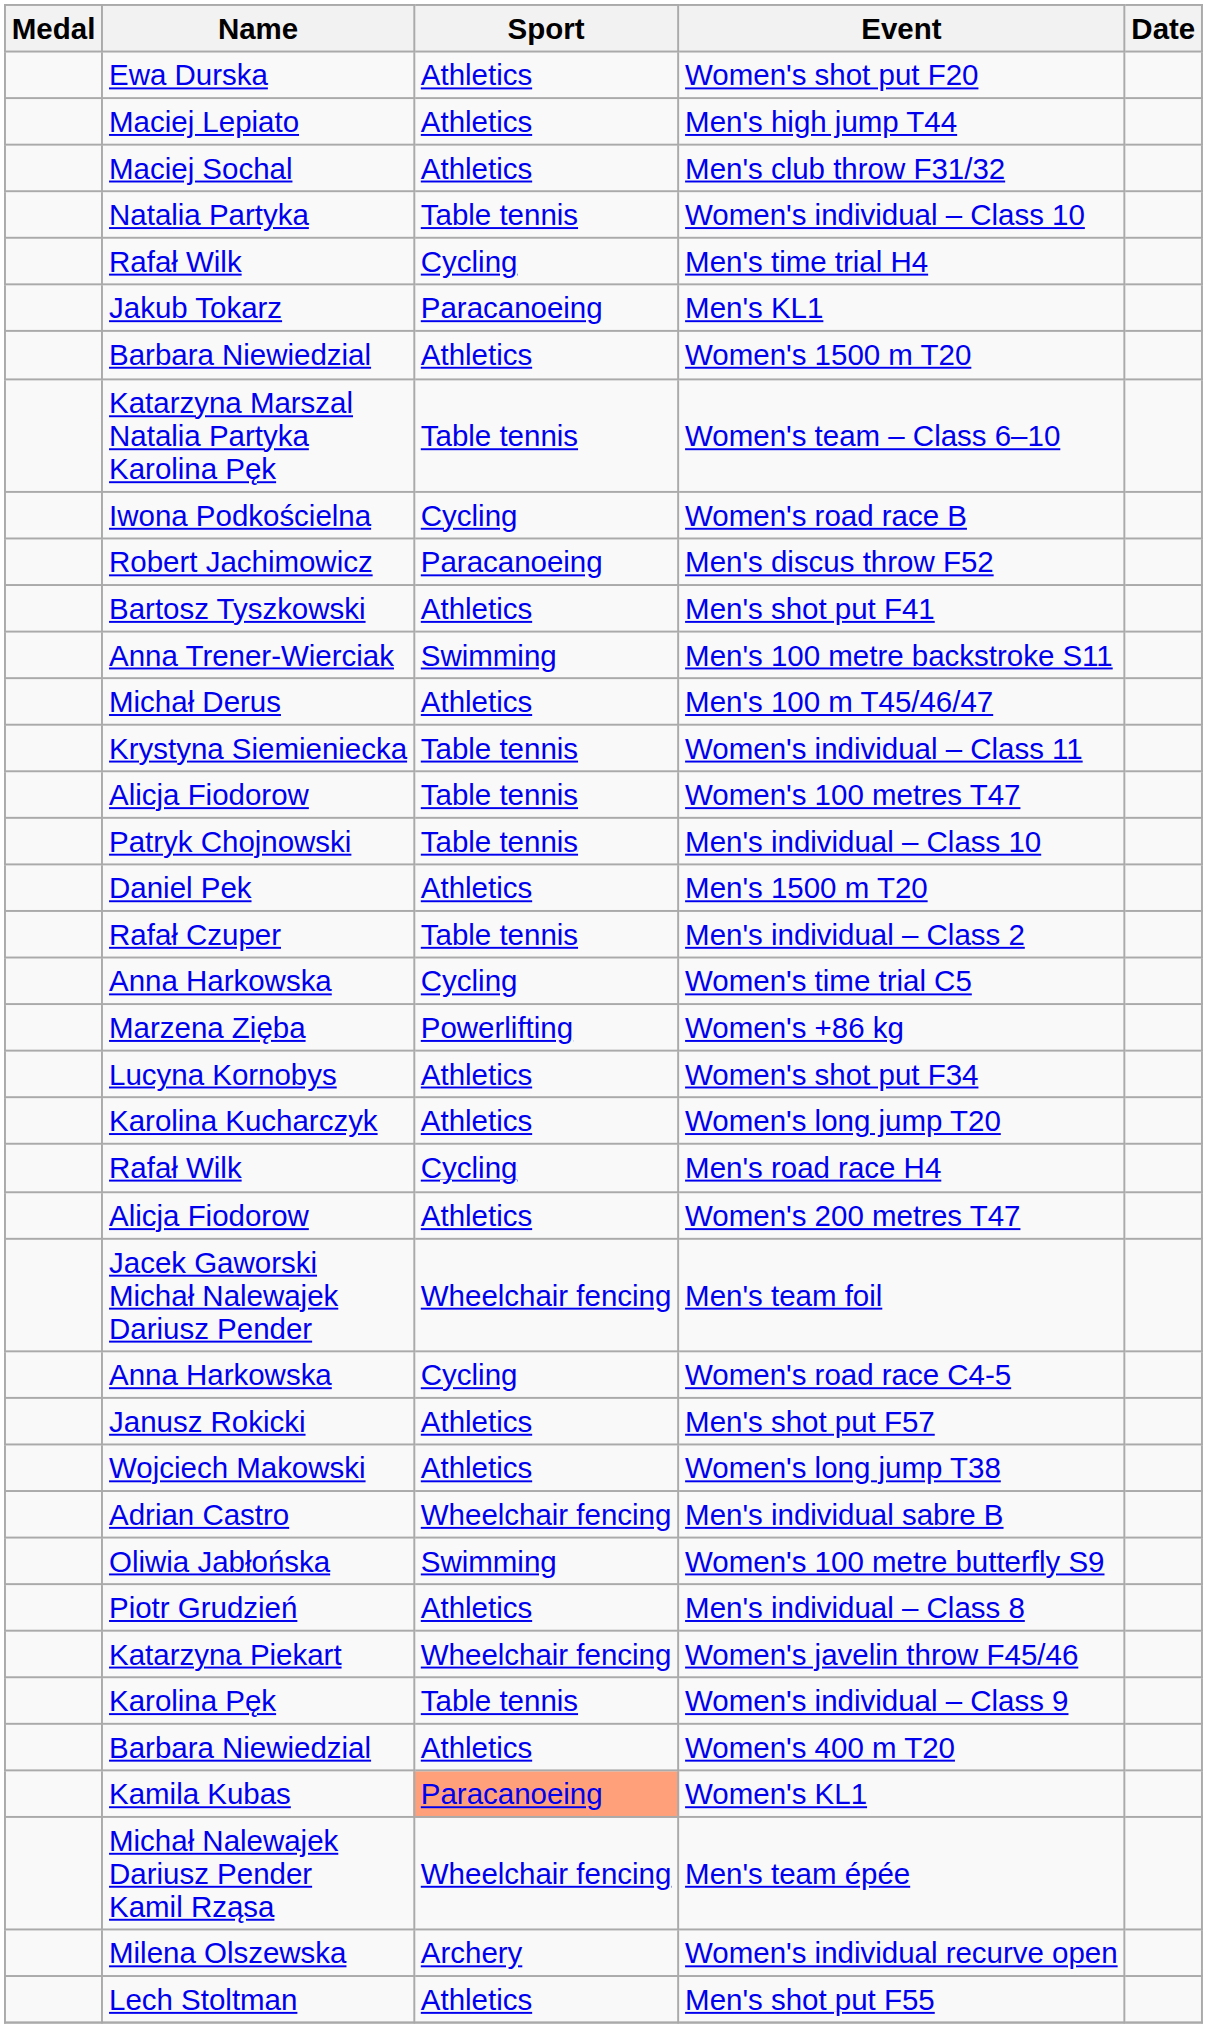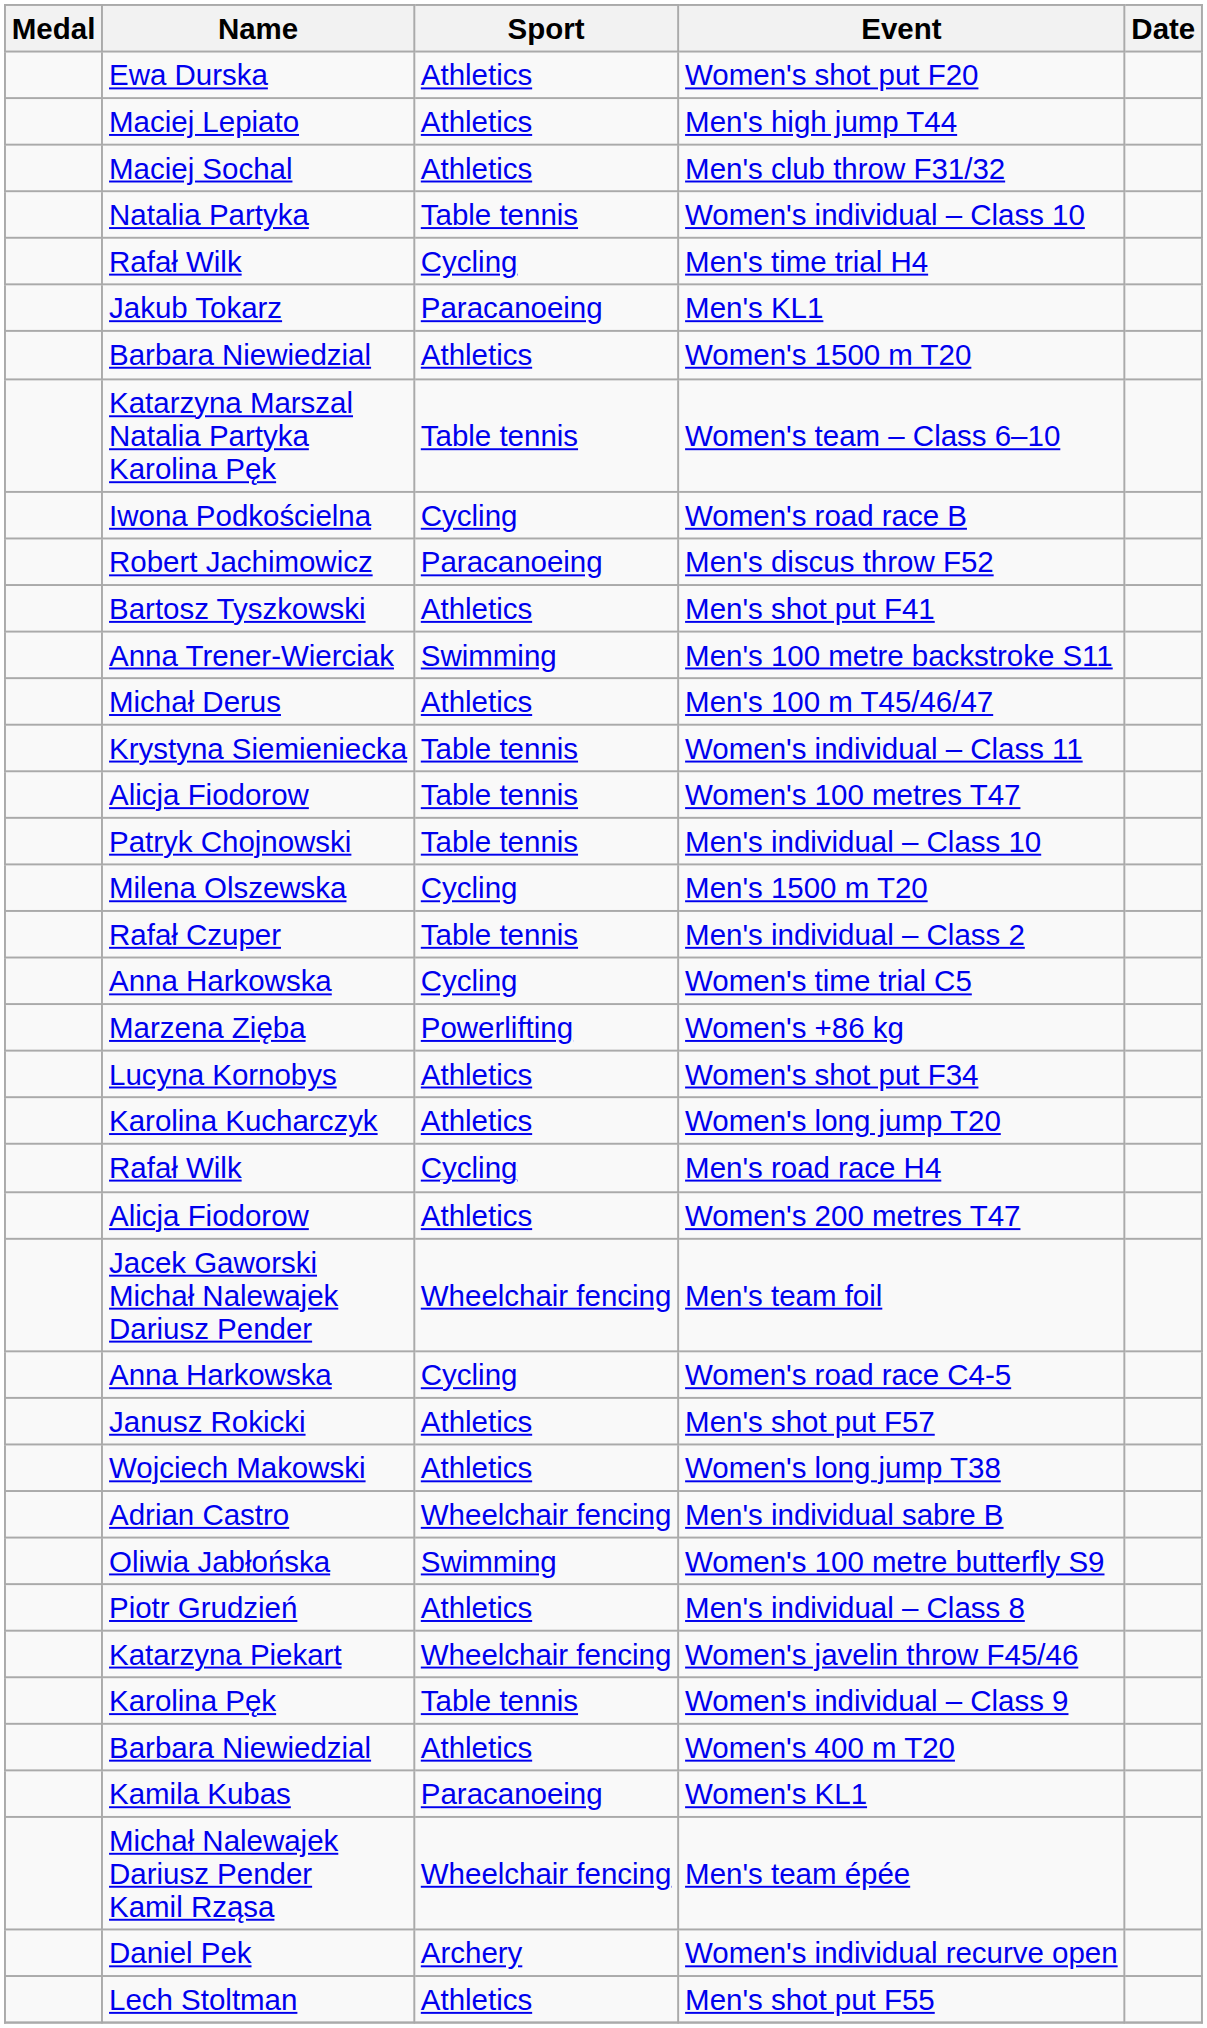(180, 888) Daniel Pek -> (228, 888) Milena Olszewska
(476, 888) Athletics -> (469, 888) Cycling
(512, 1794) lightsalmon background -> (512, 1794) no background
(228, 1954) Milena Olszewska -> (180, 1954) Daniel Pek
